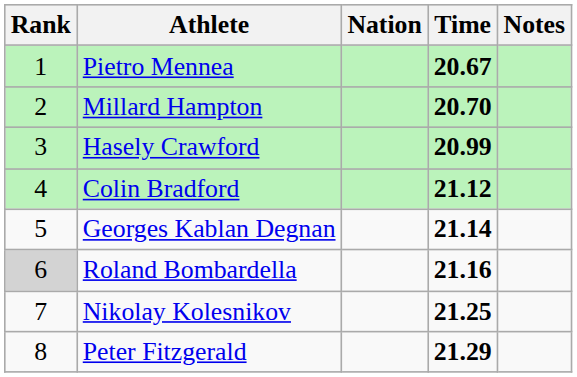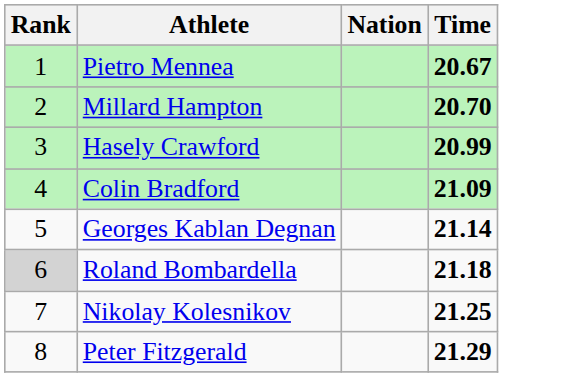- column: (534, 24)
(463, 188) 21.12 -> (463, 188) 21.09
(463, 270) 21.16 -> (463, 270) 21.18
